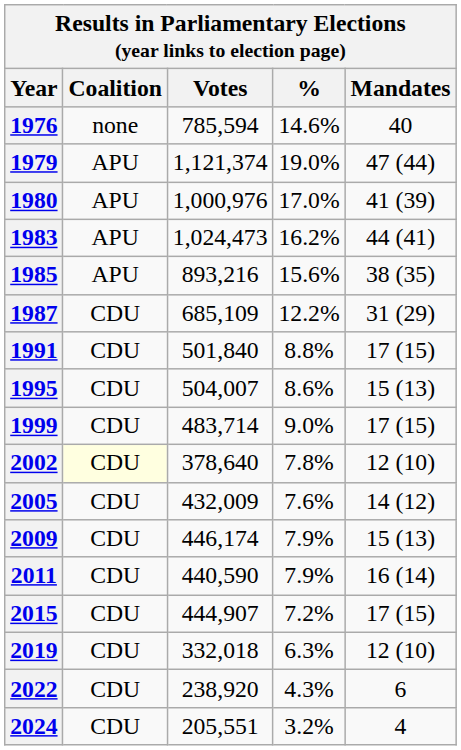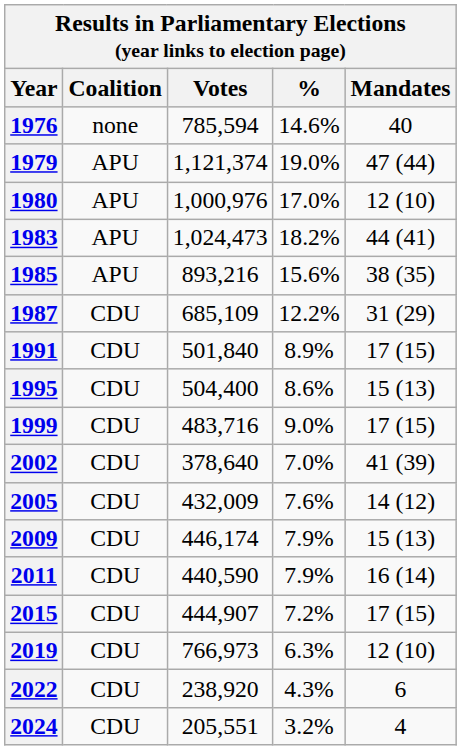(401, 200) 41 (39) -> (401, 200) 12 (10)
(309, 237) 16.2% -> (309, 237) 18.2%
(309, 350) 8.8% -> (309, 350) 8.9%
(220, 387) 504,007 -> (220, 387) 504,400
(220, 425) 483,714 -> (220, 425) 483,716
(115, 463) lightyellow background -> (115, 463) no background
(309, 463) 7.8% -> (309, 463) 7.0%
(401, 463) 12 (10) -> (401, 463) 41 (39)
(220, 650) 332,018 -> (220, 650) 766,973
